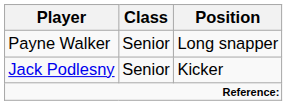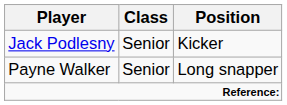rows swapped: (61, 69) <-> (59, 43)
